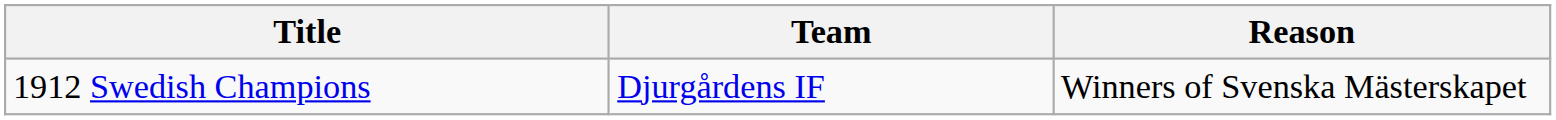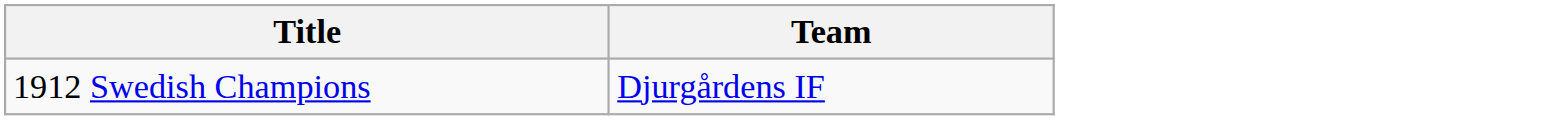- column: (1302, 31)
